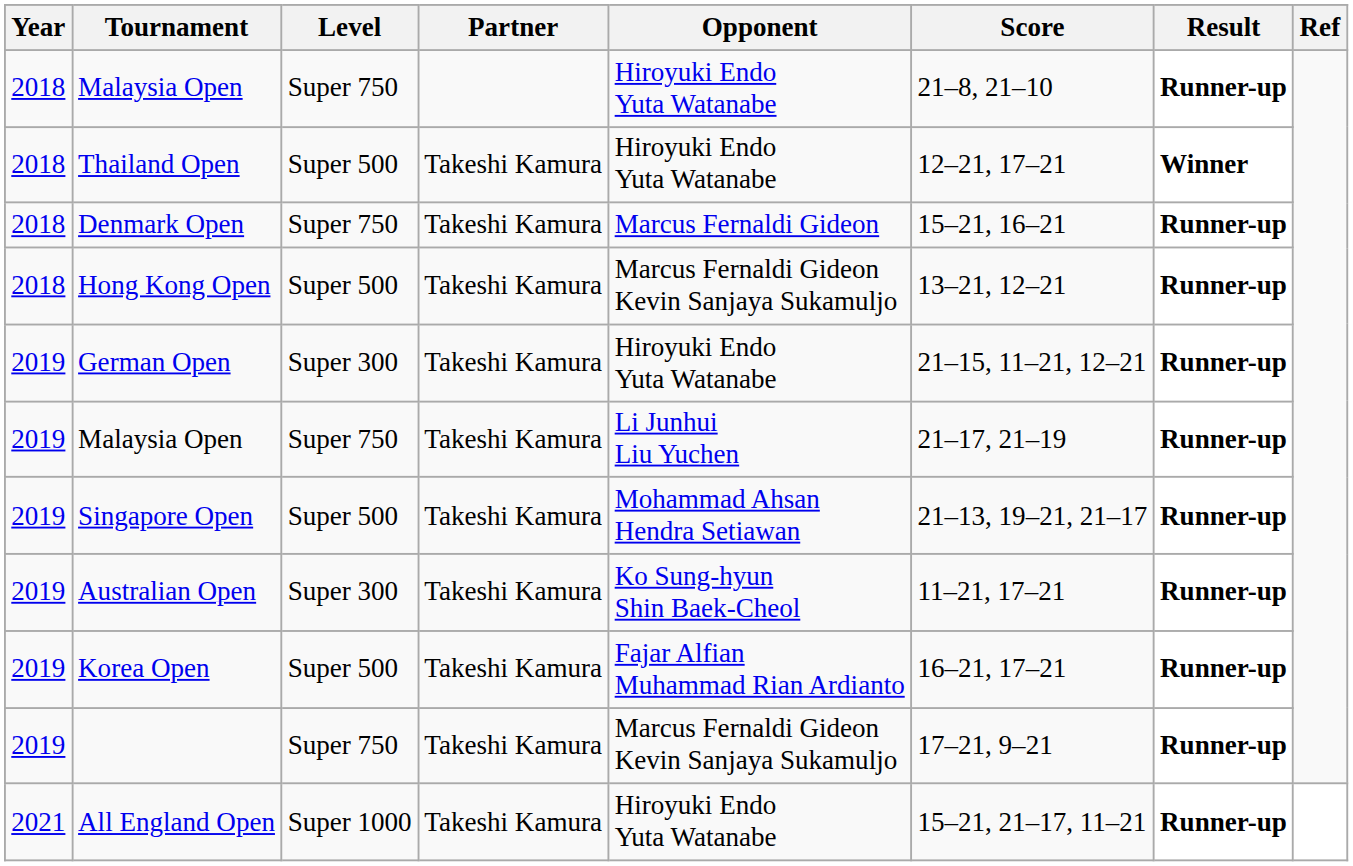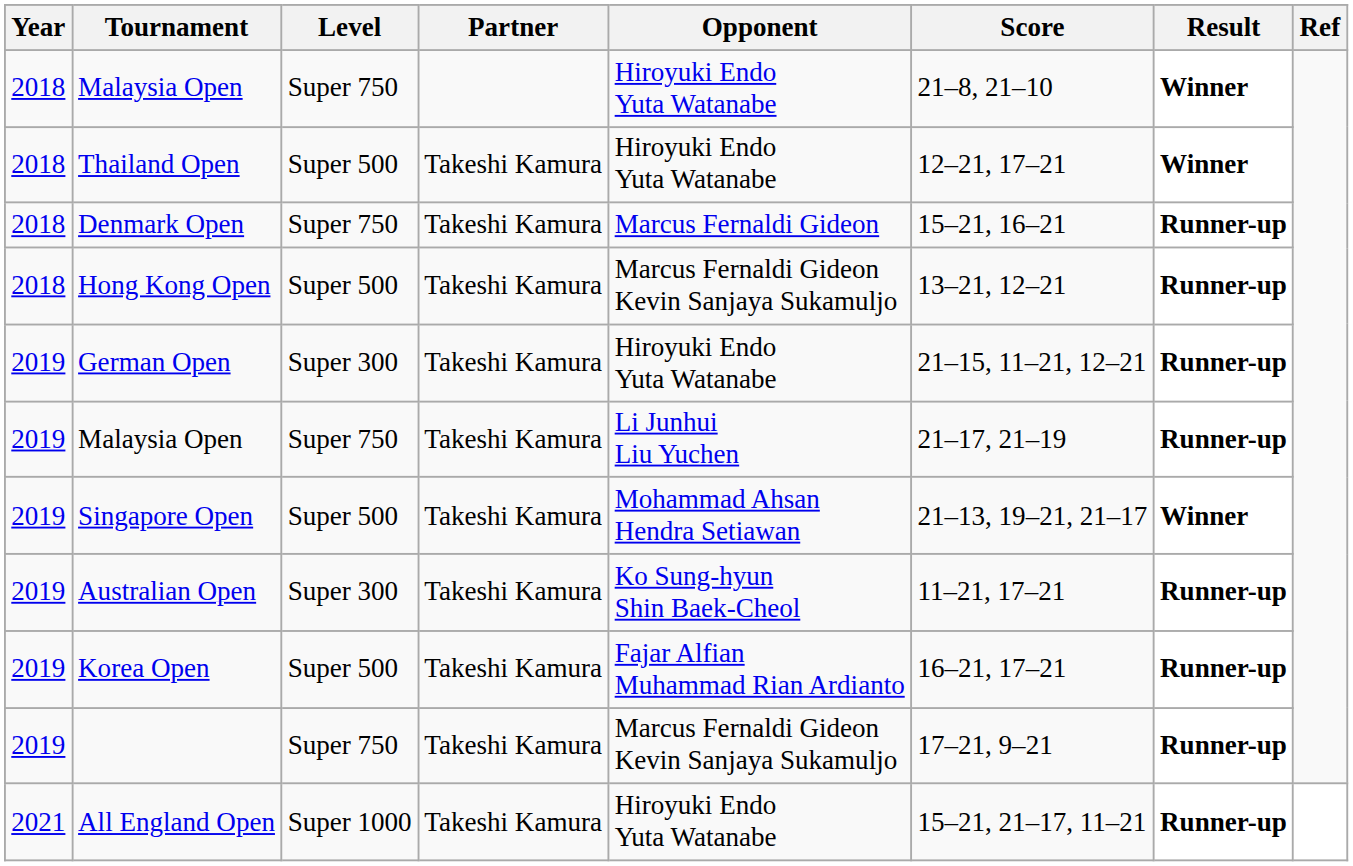(1223, 87) Runner-up -> (1204, 87) Winner
(1223, 515) Runner-up -> (1204, 515) Winner
